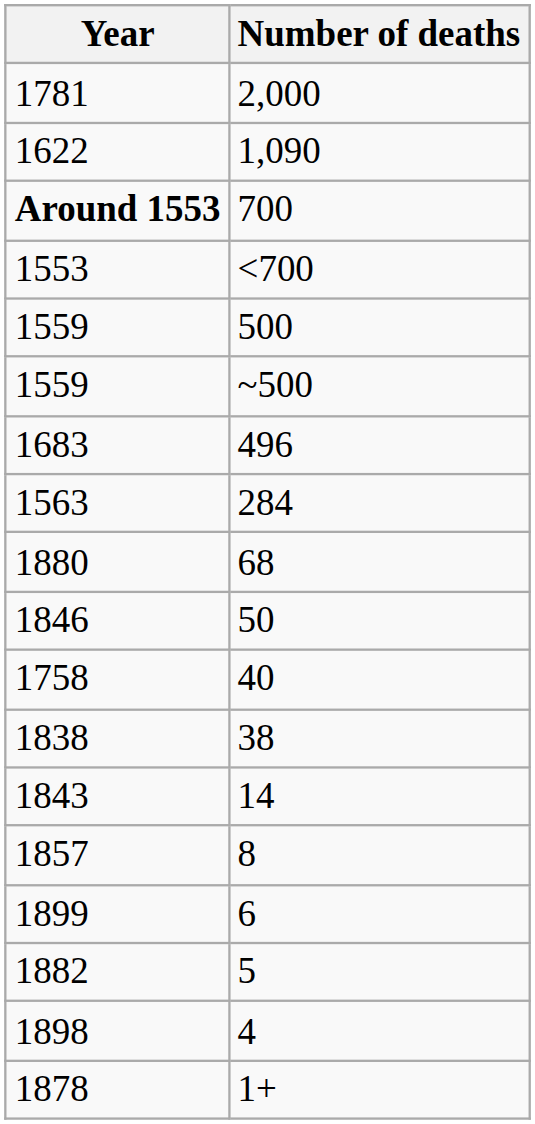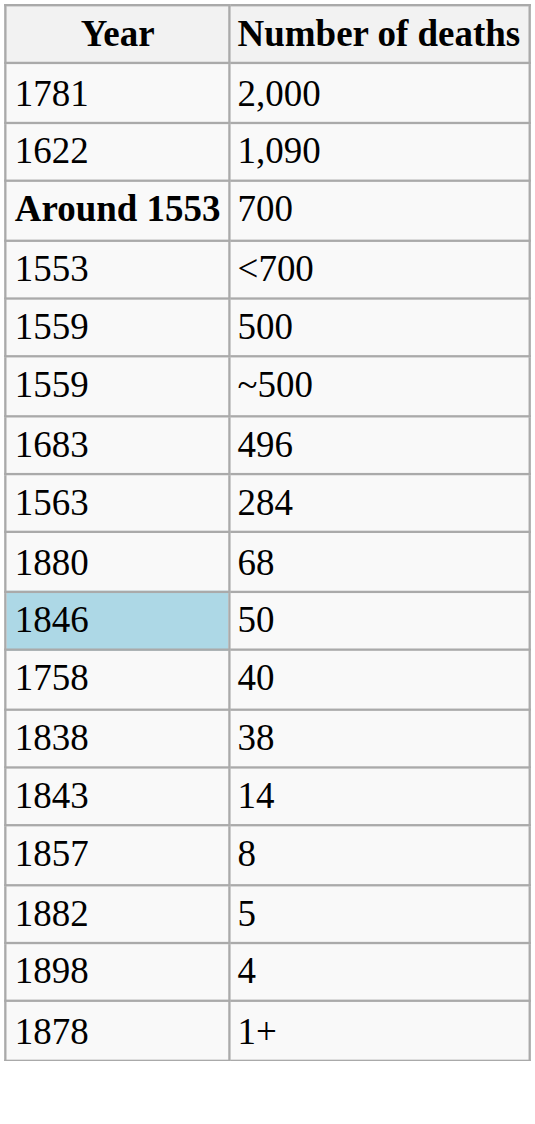(52, 619) no background -> (52, 619) lightblue background
- row: (247, 913)
